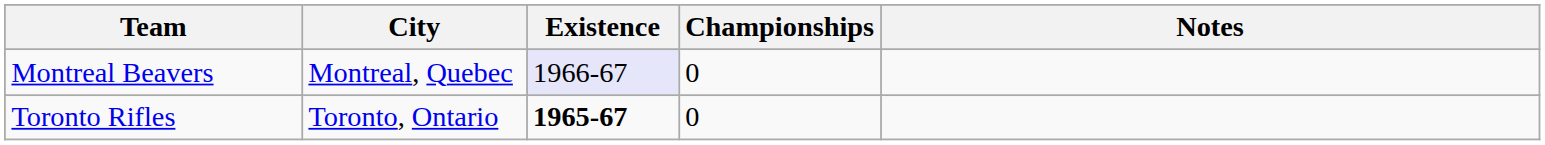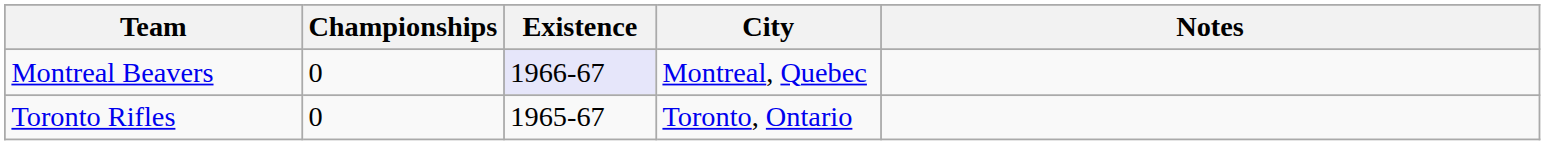columns swapped: (414, 26) <-> (780, 26)
(580, 116) bold -> (558, 116) normal
